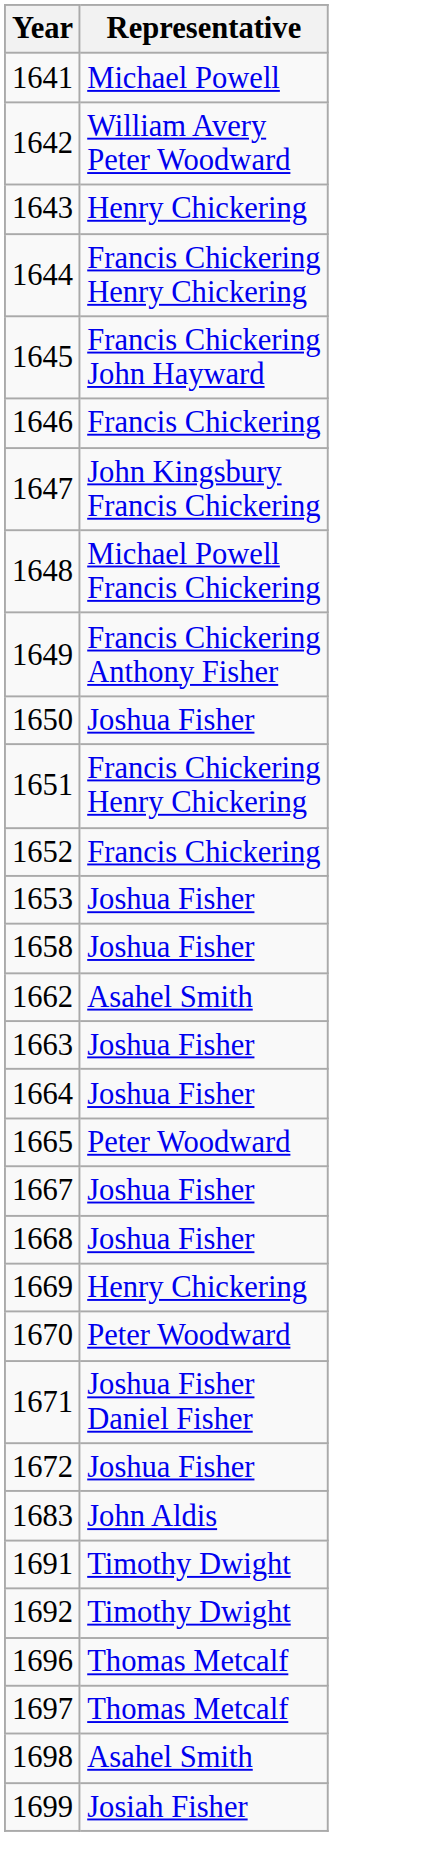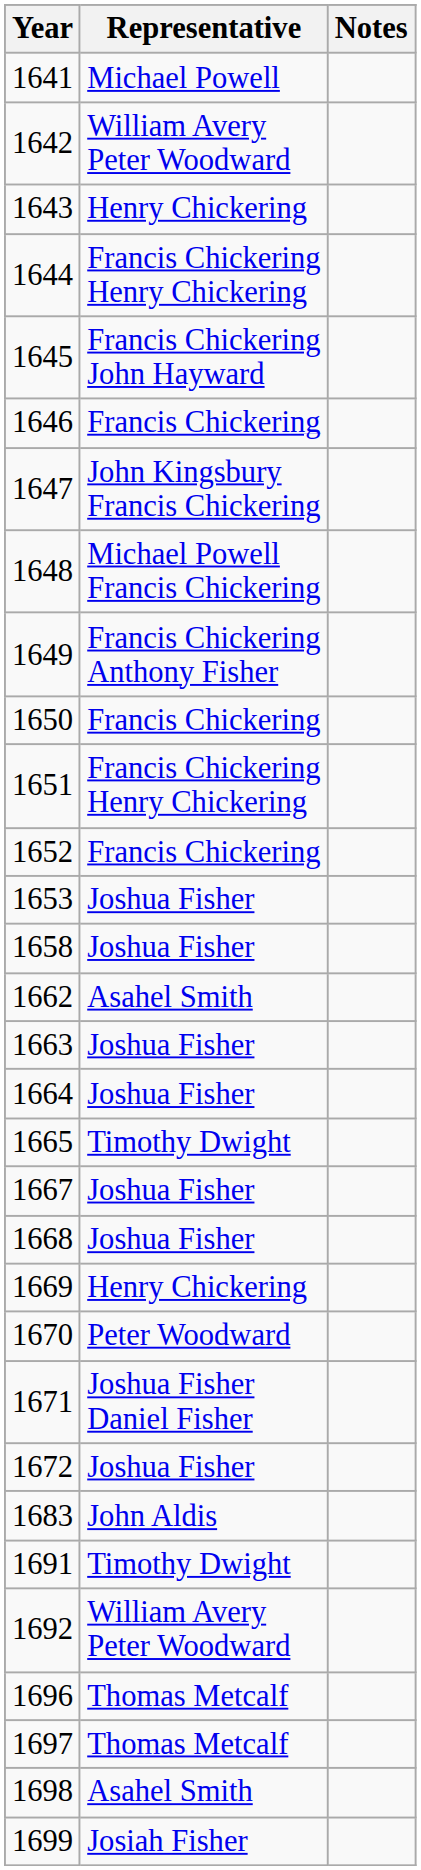+ column: (371, 28)
(171, 719) Joshua Fisher -> (204, 719) Francis Chickering
(189, 1141) Peter Woodward -> (189, 1141) Timothy Dwight
(189, 1612) Timothy Dwight -> (189, 1629) William Avery Peter Woodward
